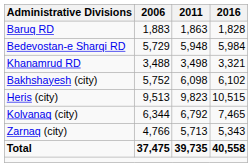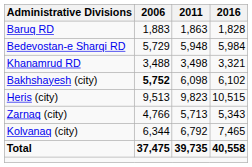(156, 81) normal -> (156, 81) bold
rows swapped: (42, 115) <-> (37, 132)
